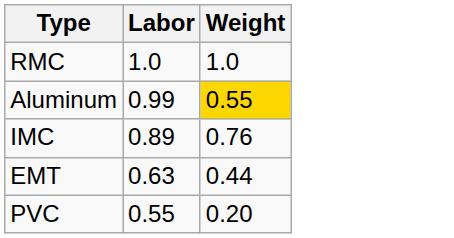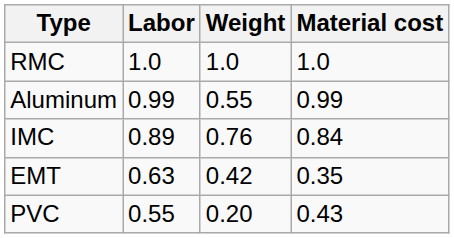+ column: (370, 23)
(229, 99) gold background -> (229, 99) no background
(229, 175) 0.44 -> (229, 175) 0.42
